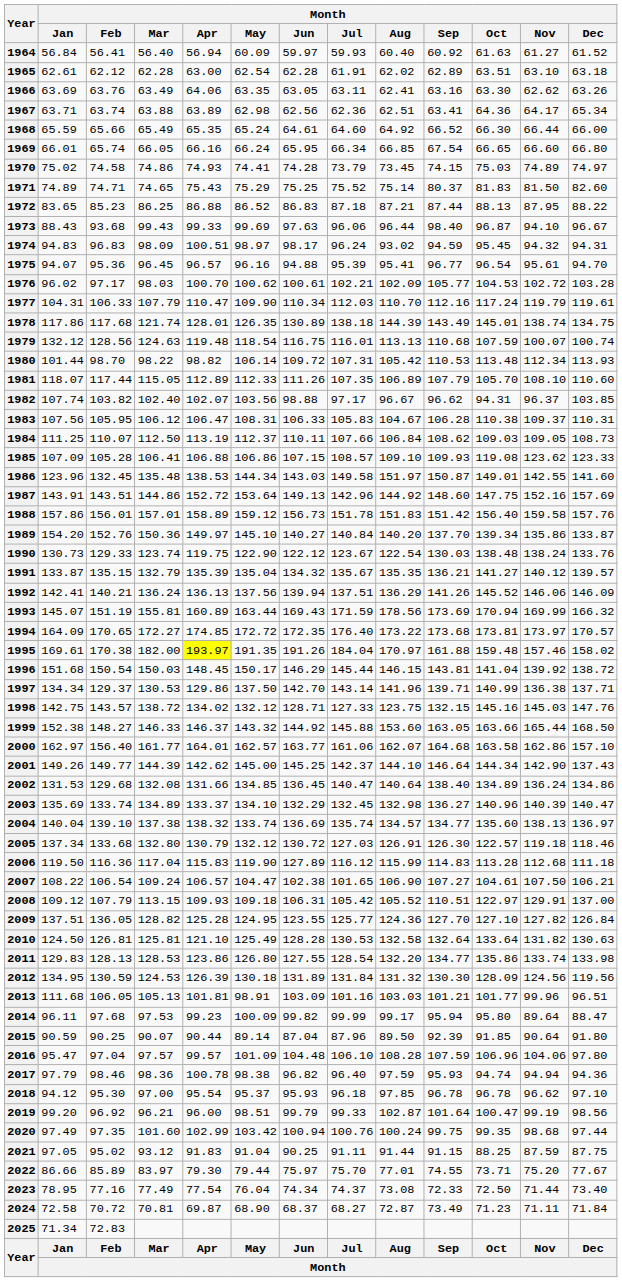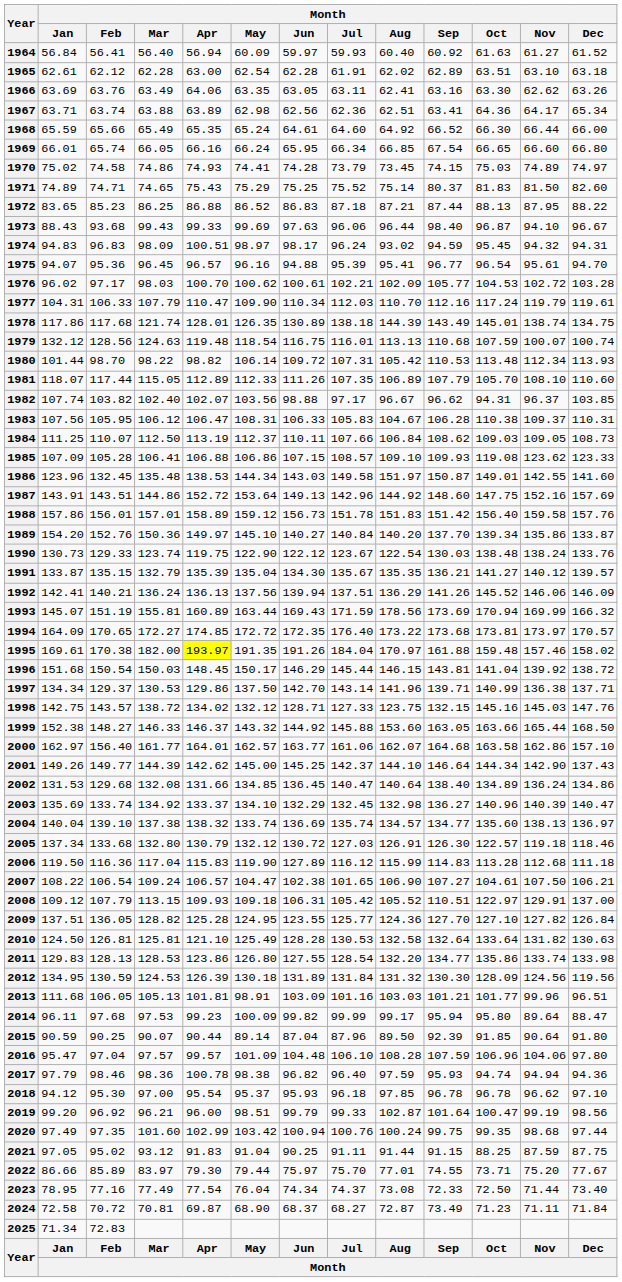(304, 573) 134.32 -> (304, 573) 134.30
(159, 805) 134.89 -> (159, 805) 134.92
